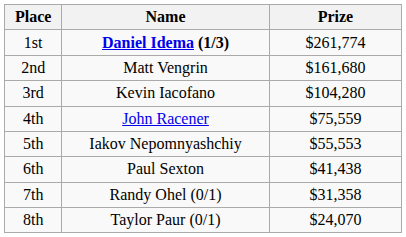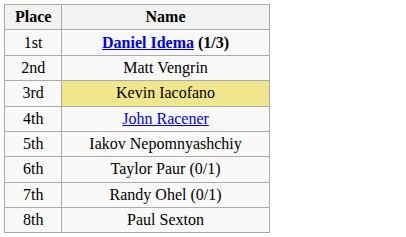- column: (335, 17)
(166, 93) no background -> (166, 93) khaki background
(166, 169) Paul Sexton -> (166, 169) Taylor Paur (0/1)
(166, 220) Taylor Paur (0/1) -> (166, 220) Paul Sexton
